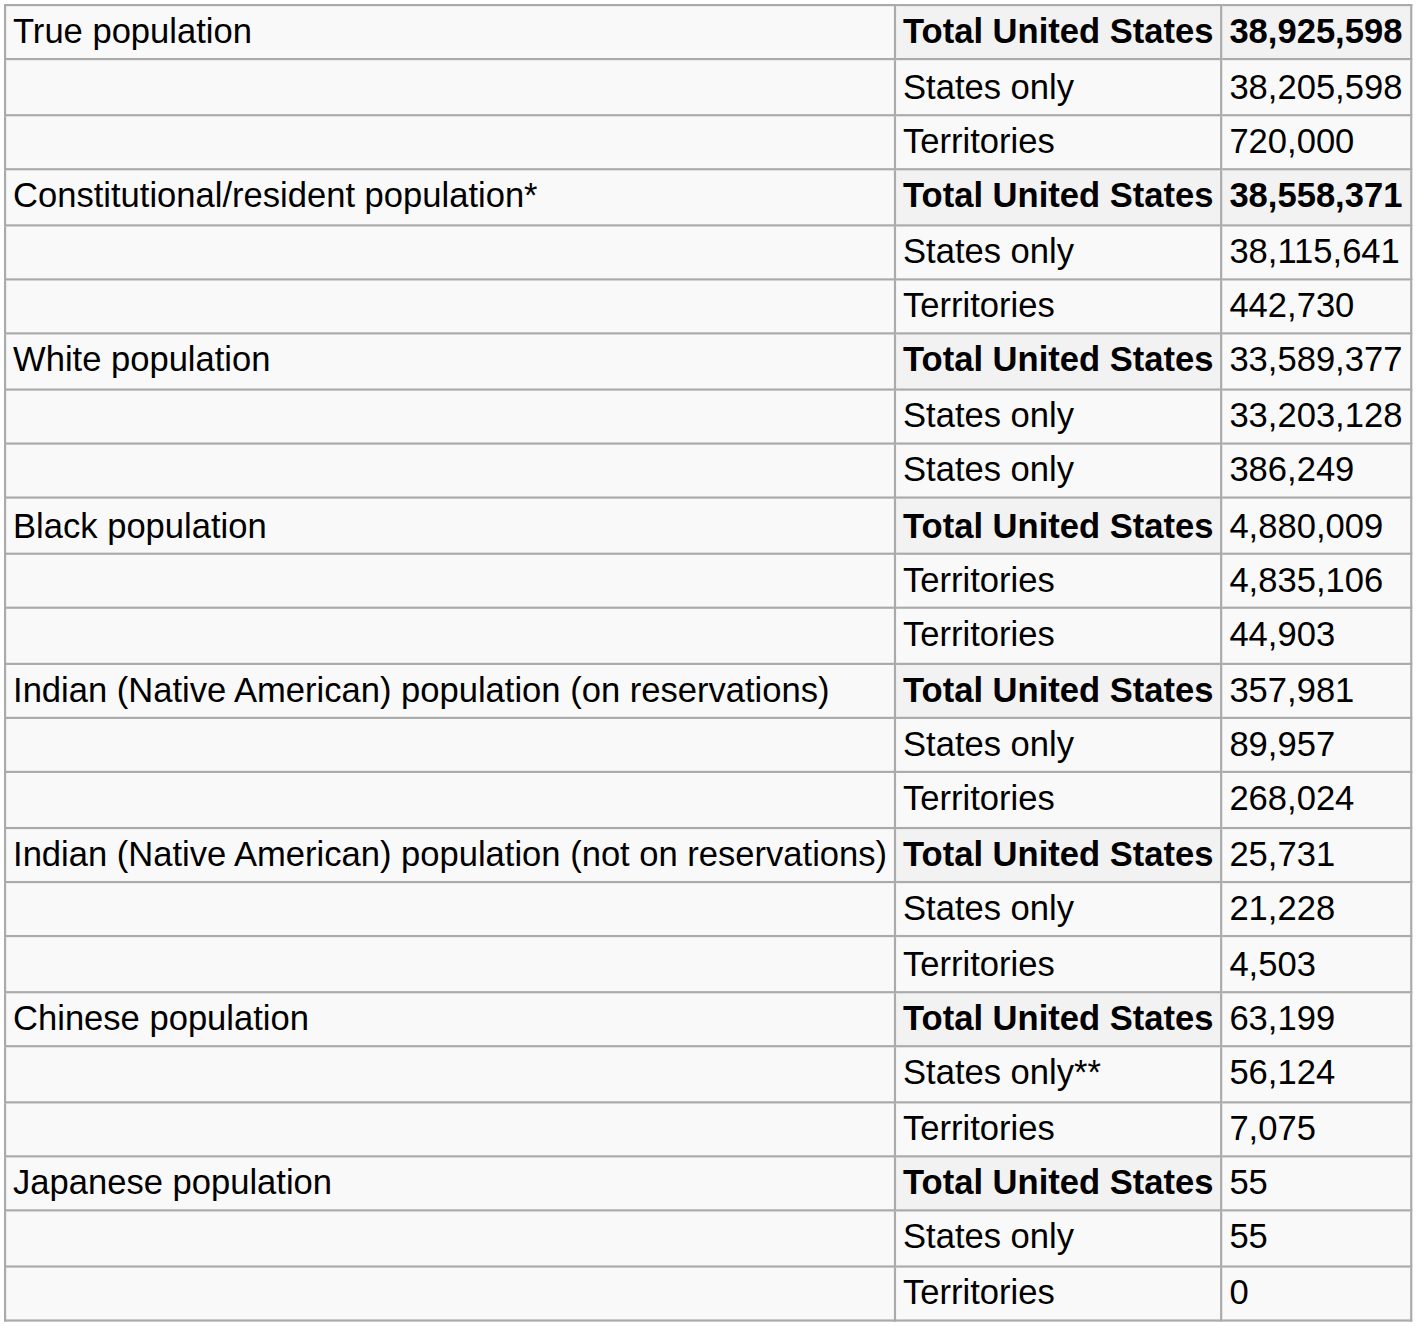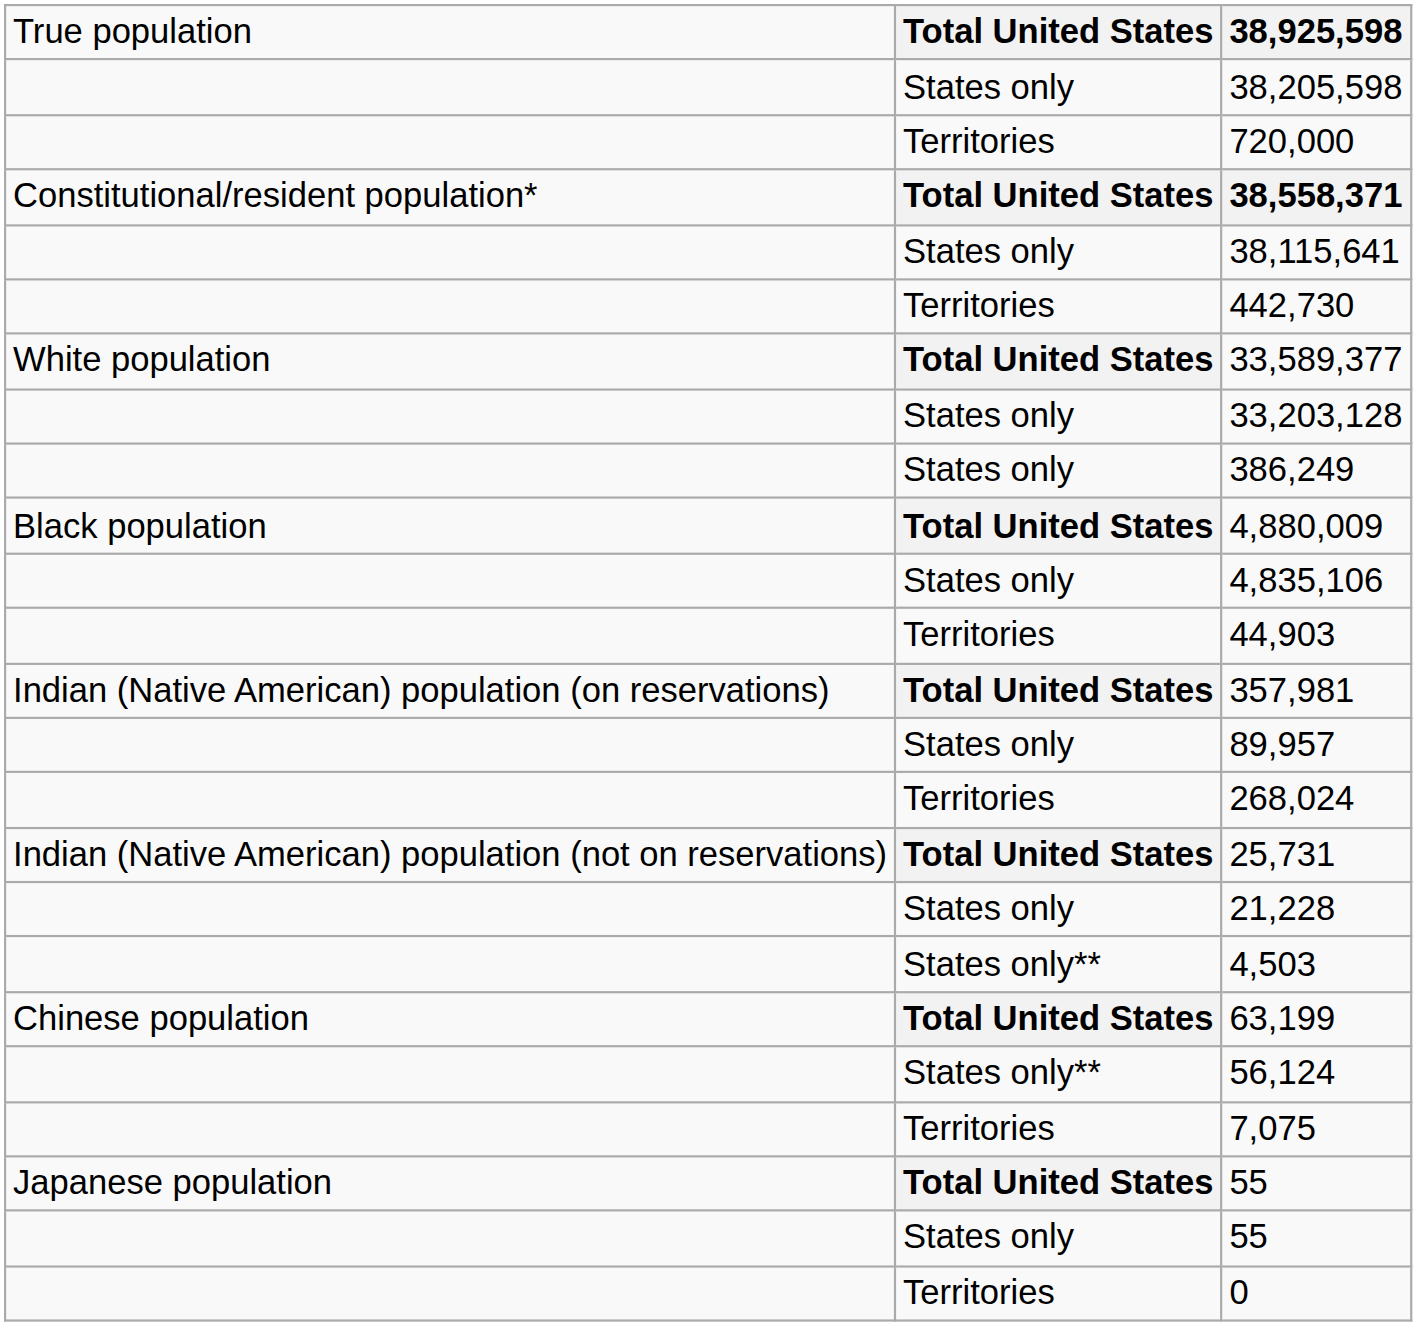(979, 580) Territories -> (989, 580) States only
(979, 963) Territories -> (1002, 963) States only**
